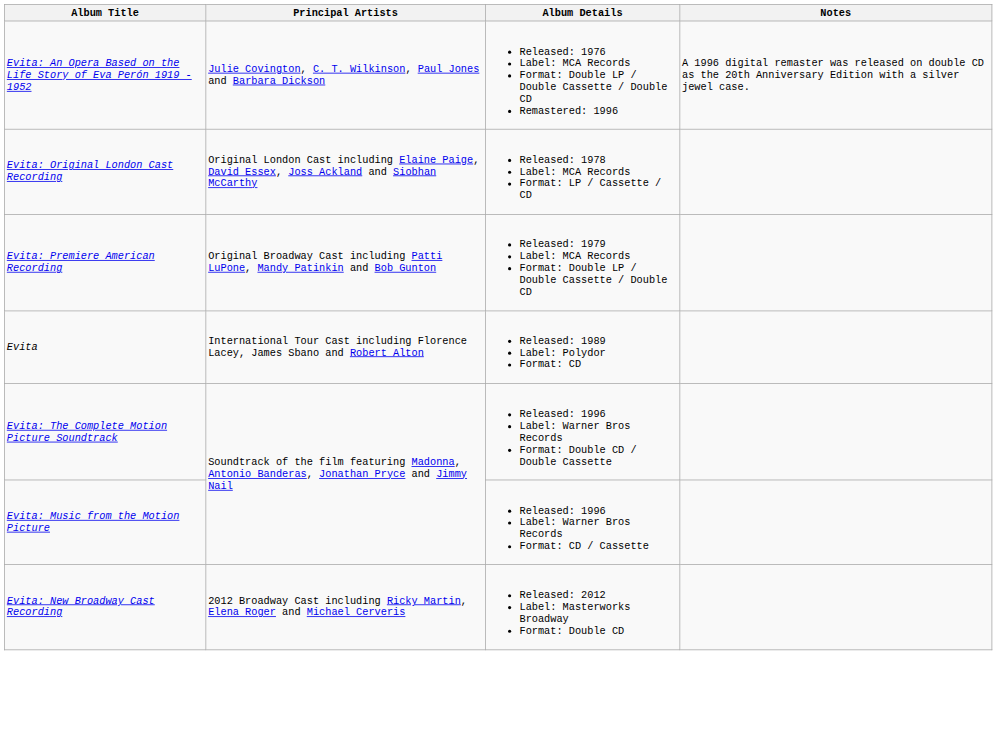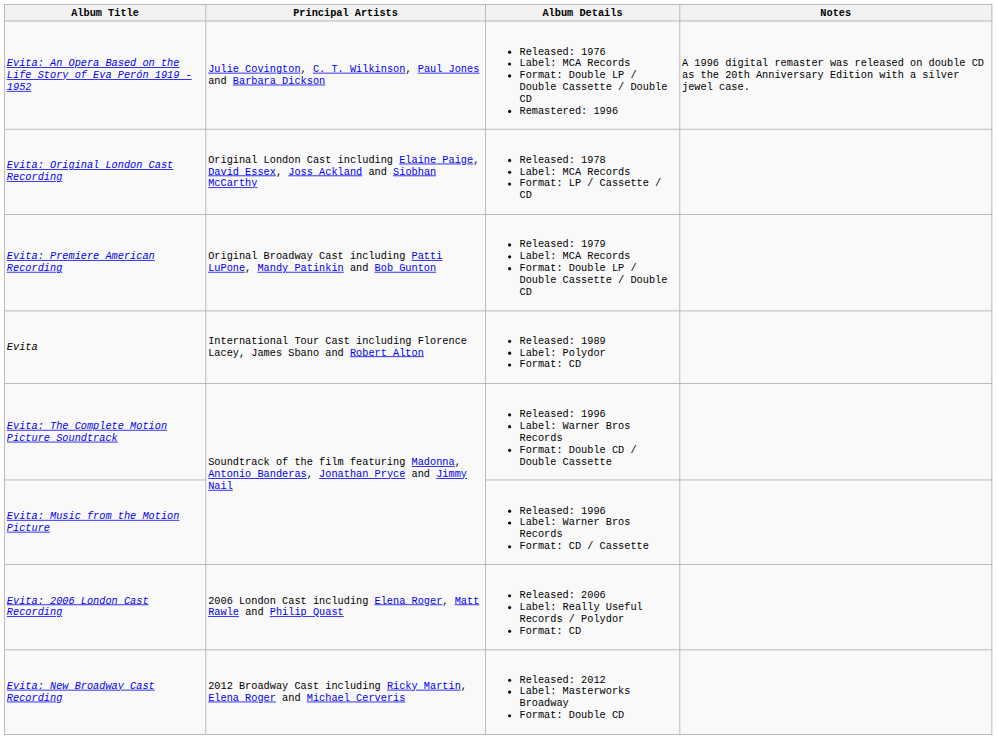+ row: (78, 607)
